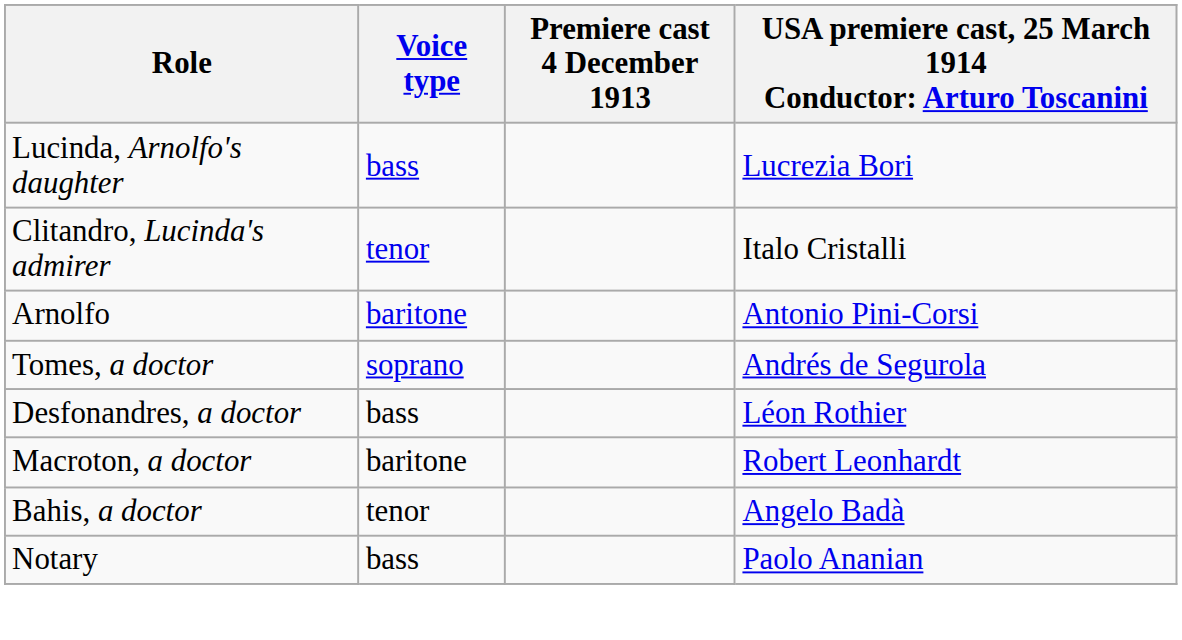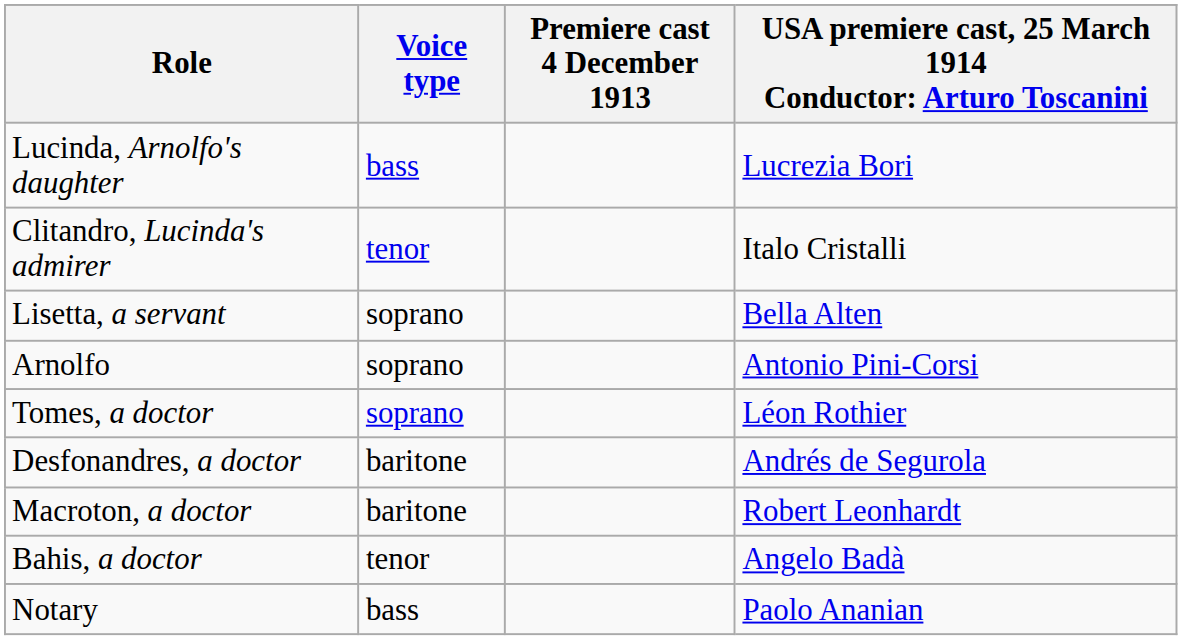+ row: (119, 314)
(416, 314) baritone -> (415, 363) soprano
(864, 363) Andrés de Segurola -> (824, 412) Léon Rothier
(393, 412) bass -> (416, 461) baritone
(824, 412) Léon Rothier -> (864, 461) Andrés de Segurola
